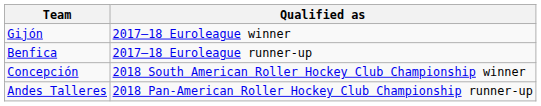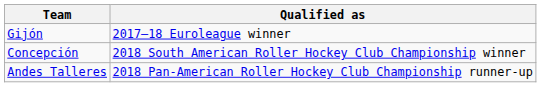- row: (32, 53)
